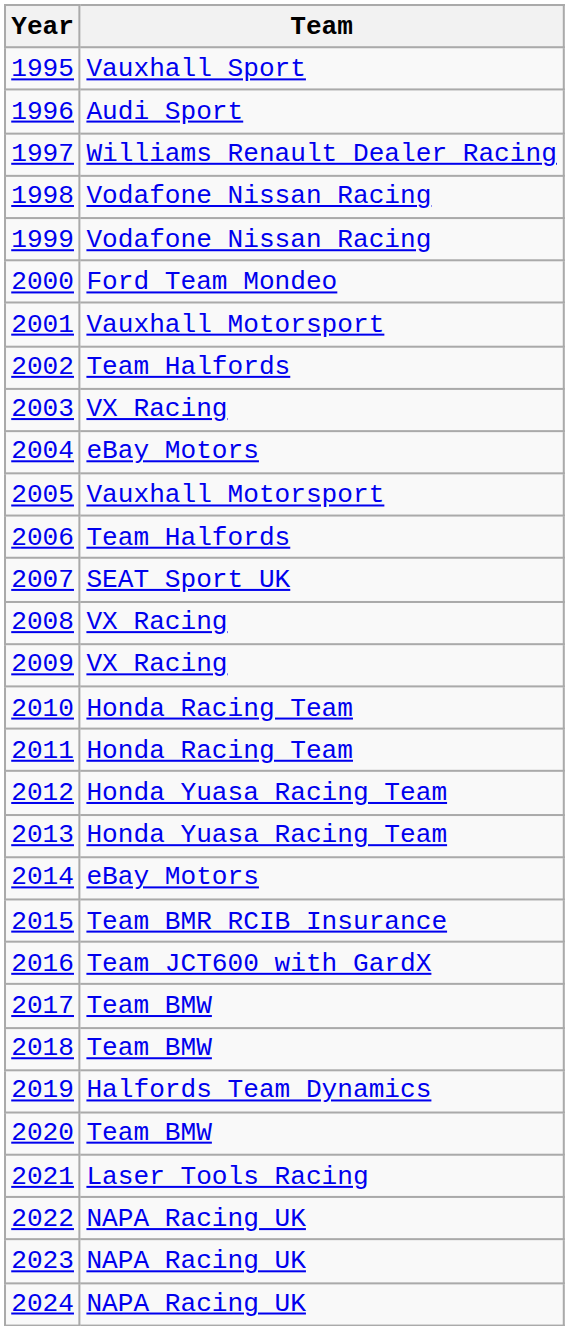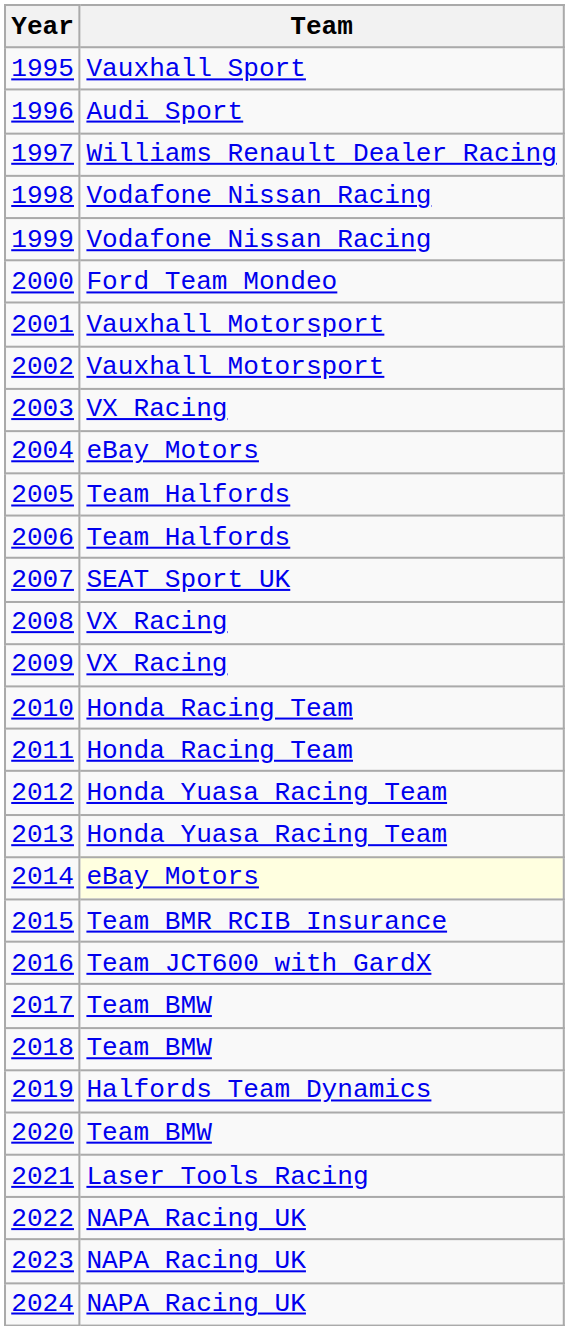(188, 367) Team Halfords -> (235, 367) Vauxhall Motorsport
(235, 495) Vauxhall Motorsport -> (188, 495) Team Halfords
(173, 878) no background -> (173, 878) lightyellow background
